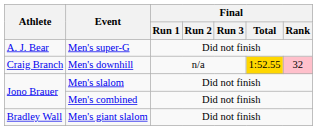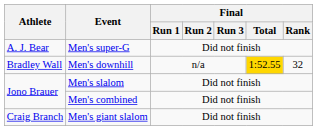(35, 65) Craig Branch -> (34, 65) Bradley Wall
(298, 65) pink background -> (298, 65) no background
(34, 117) Bradley Wall -> (35, 117) Craig Branch
